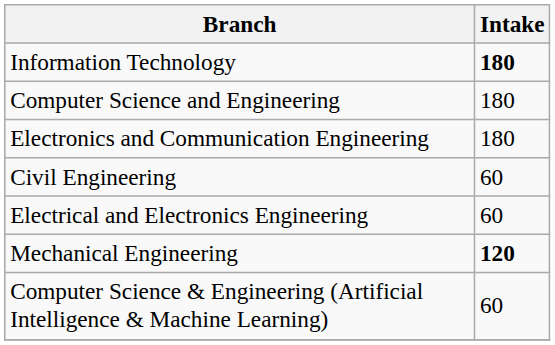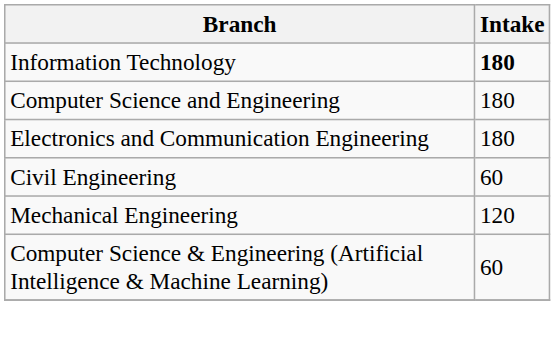- row: (189, 215)
(497, 253) bold -> (497, 215) normal
